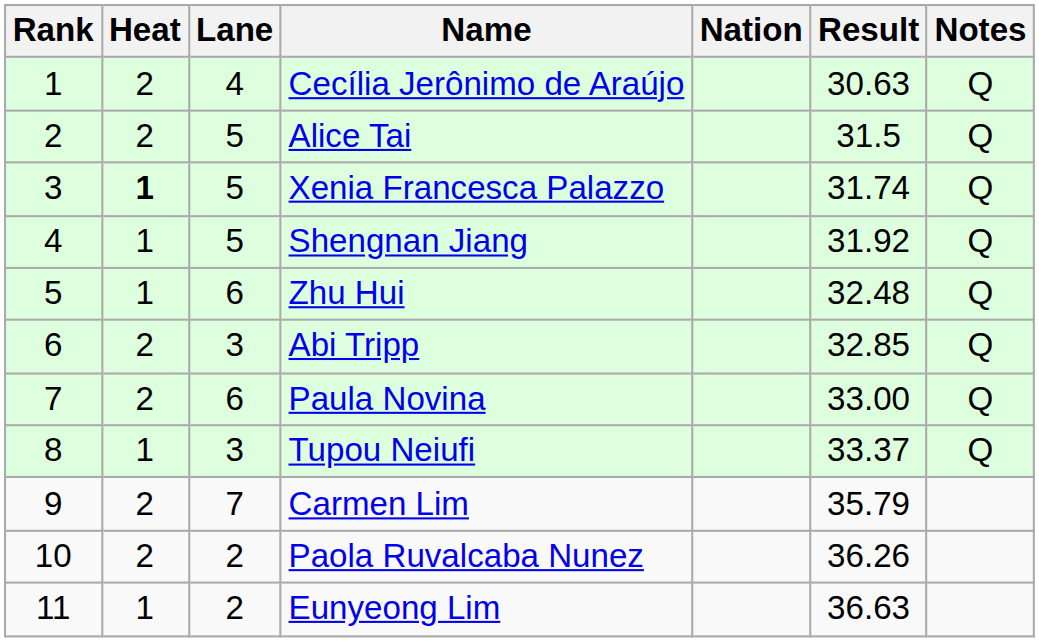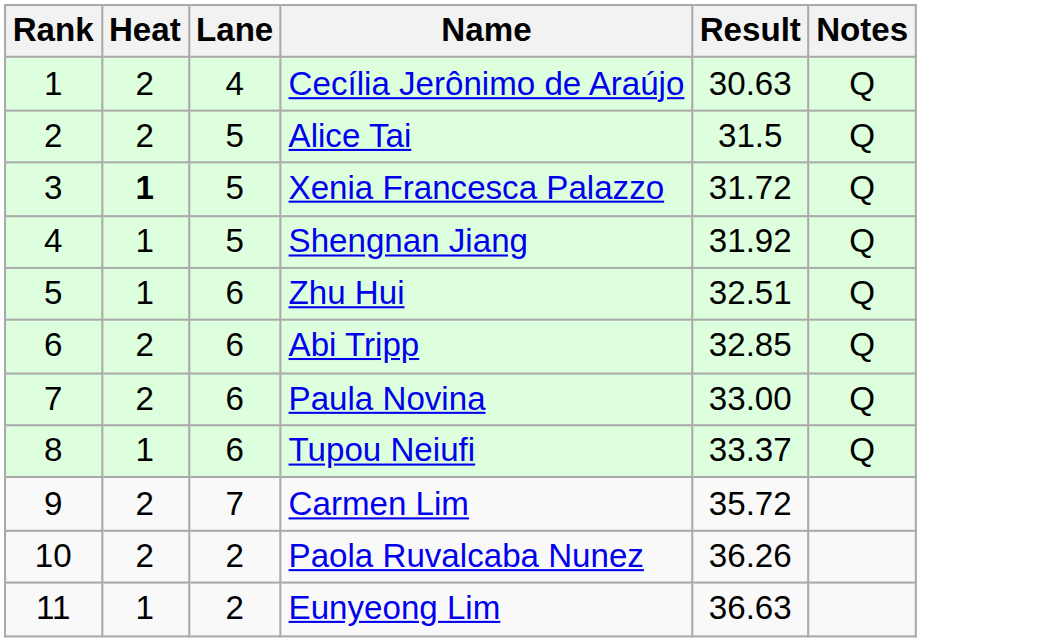- column: (751, 30)
(869, 188) 31.74 -> (750, 188) 31.72
(869, 293) 32.48 -> (750, 293) 32.51
(235, 345) 3 -> (235, 345) 6
(235, 450) 3 -> (235, 450) 6
(869, 503) 35.79 -> (750, 503) 35.72
